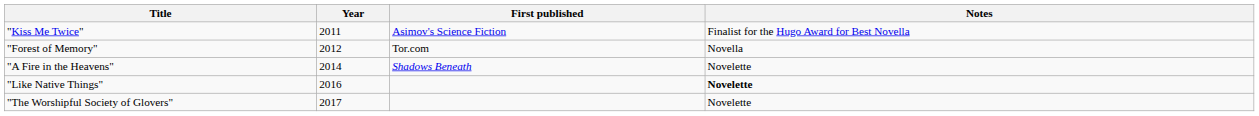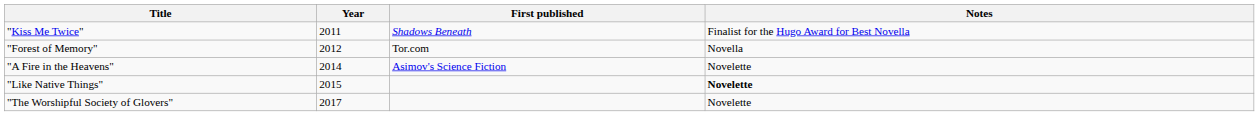(449, 31) Asimov's Science Fiction -> (432, 31) Shadows Beneath
(432, 66) Shadows Beneath -> (449, 66) Asimov's Science Fiction
(330, 84) 2016 -> (330, 84) 2015
